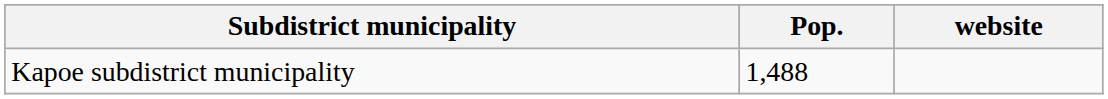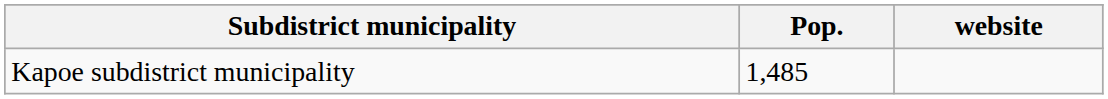(777, 70) 1,488 -> (777, 70) 1,485
